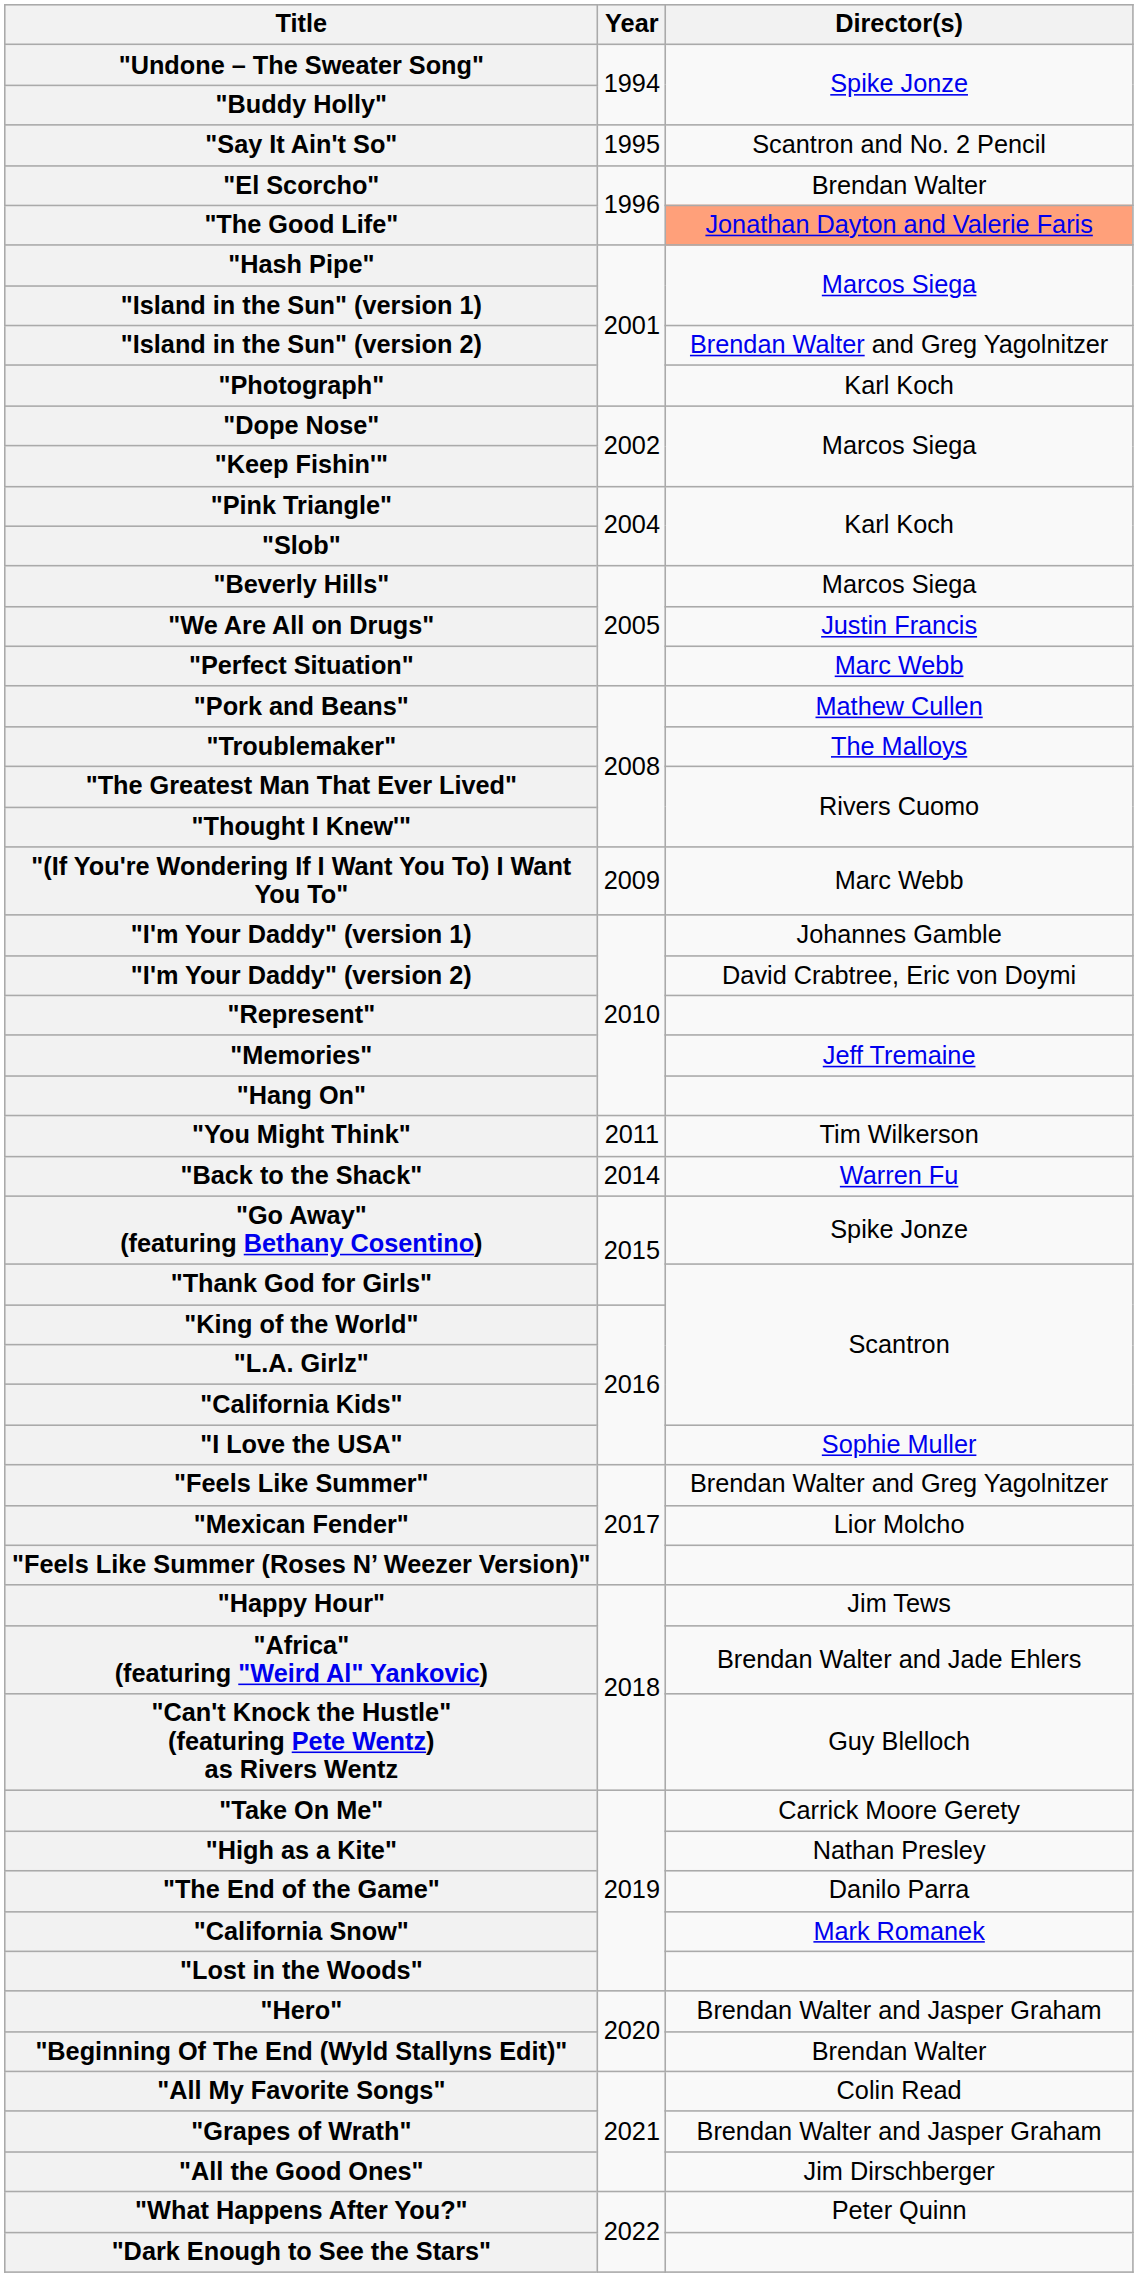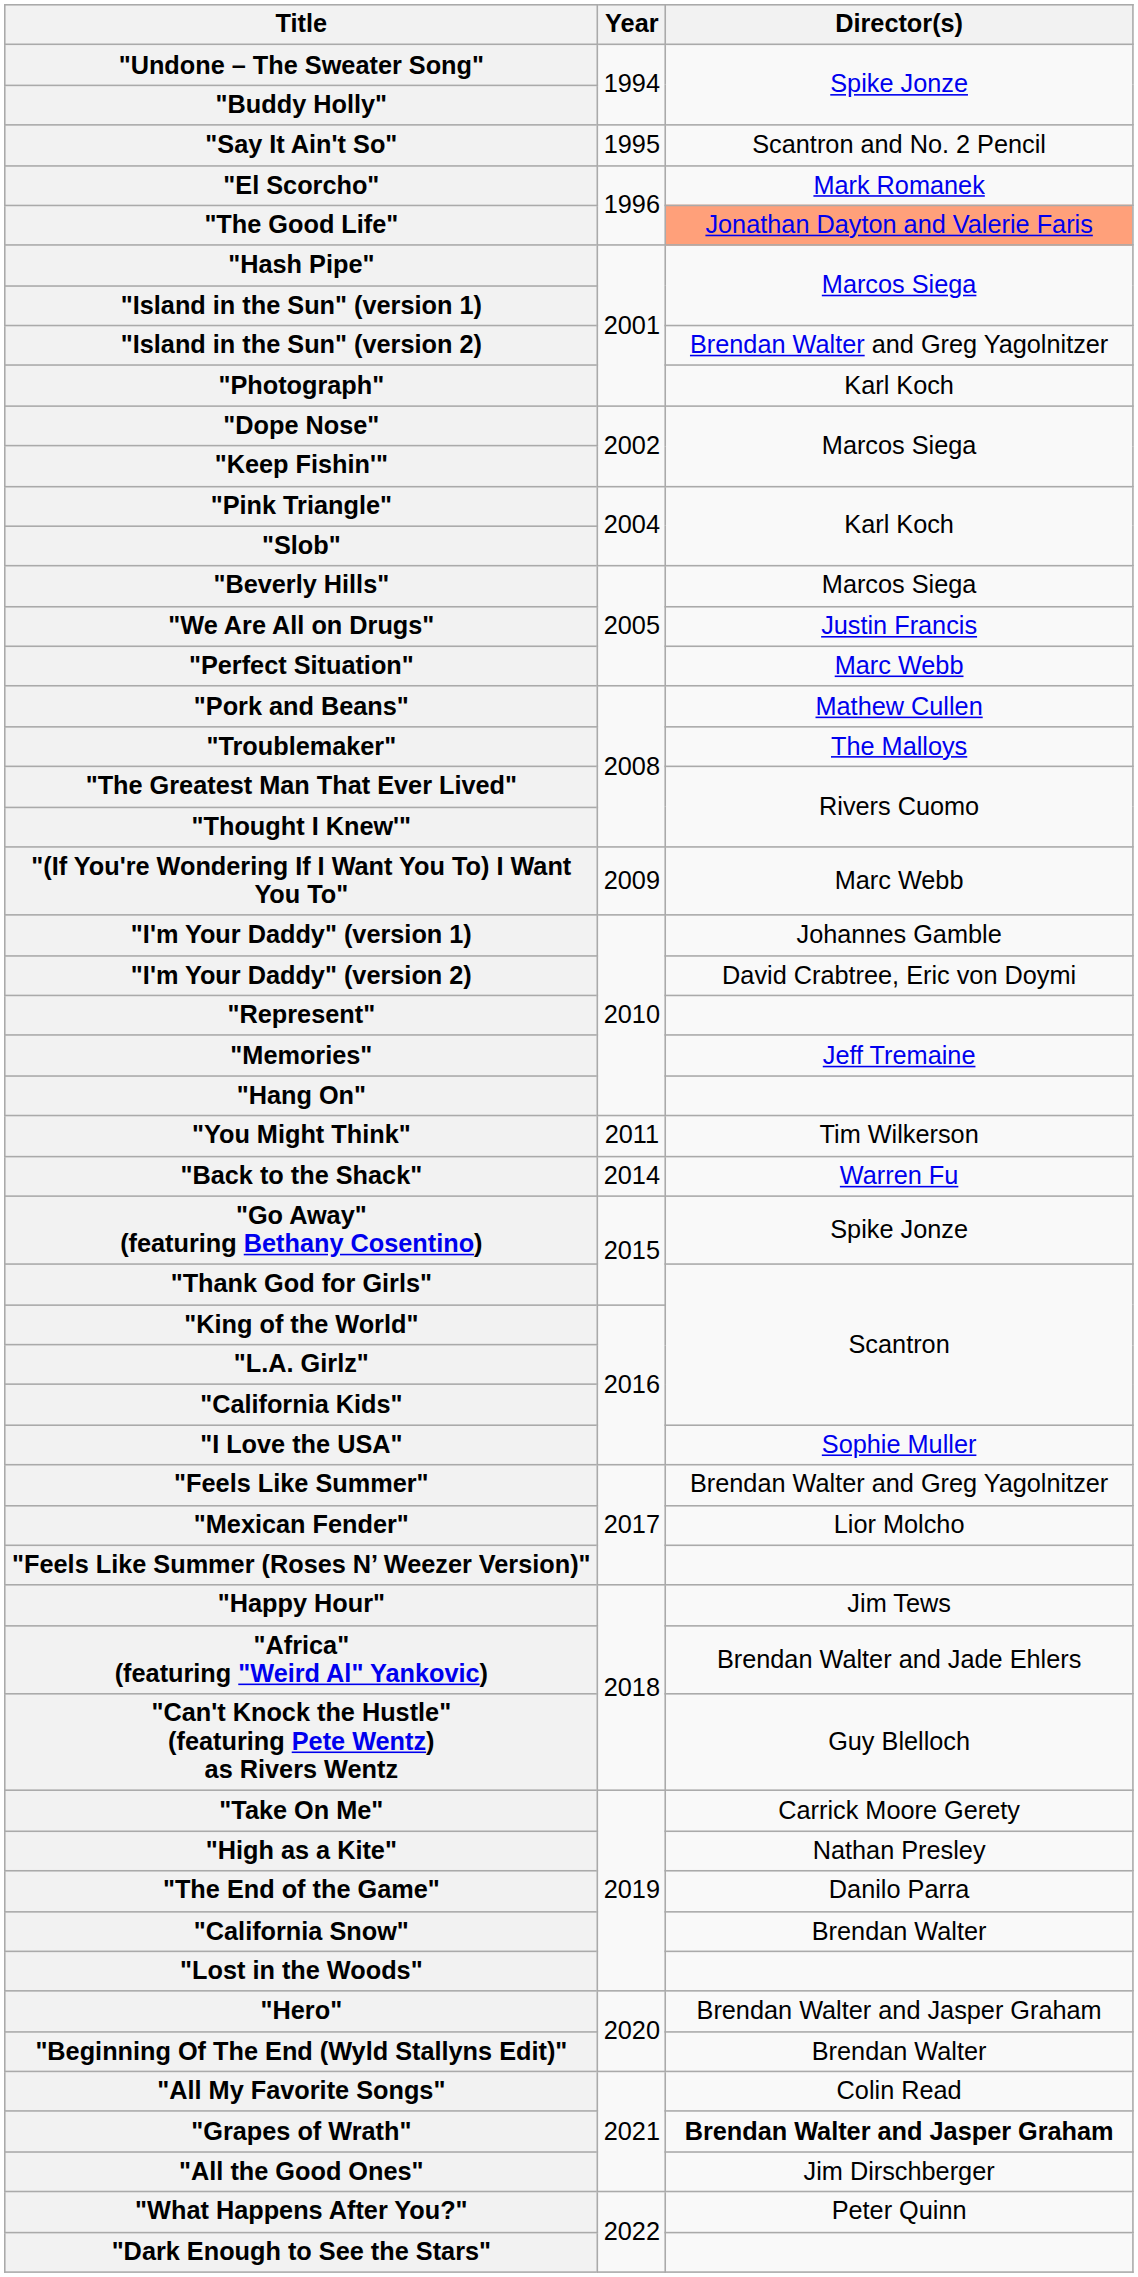(899, 184) Brendan Walter -> (899, 184) Mark Romanek
(899, 1930) Mark Romanek -> (899, 1930) Brendan Walter
(899, 2131) normal -> (899, 2131) bold
